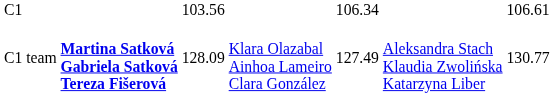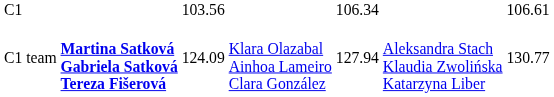(203, 57) 128.09 -> (203, 57) 124.09
(357, 57) 127.49 -> (357, 57) 127.94
